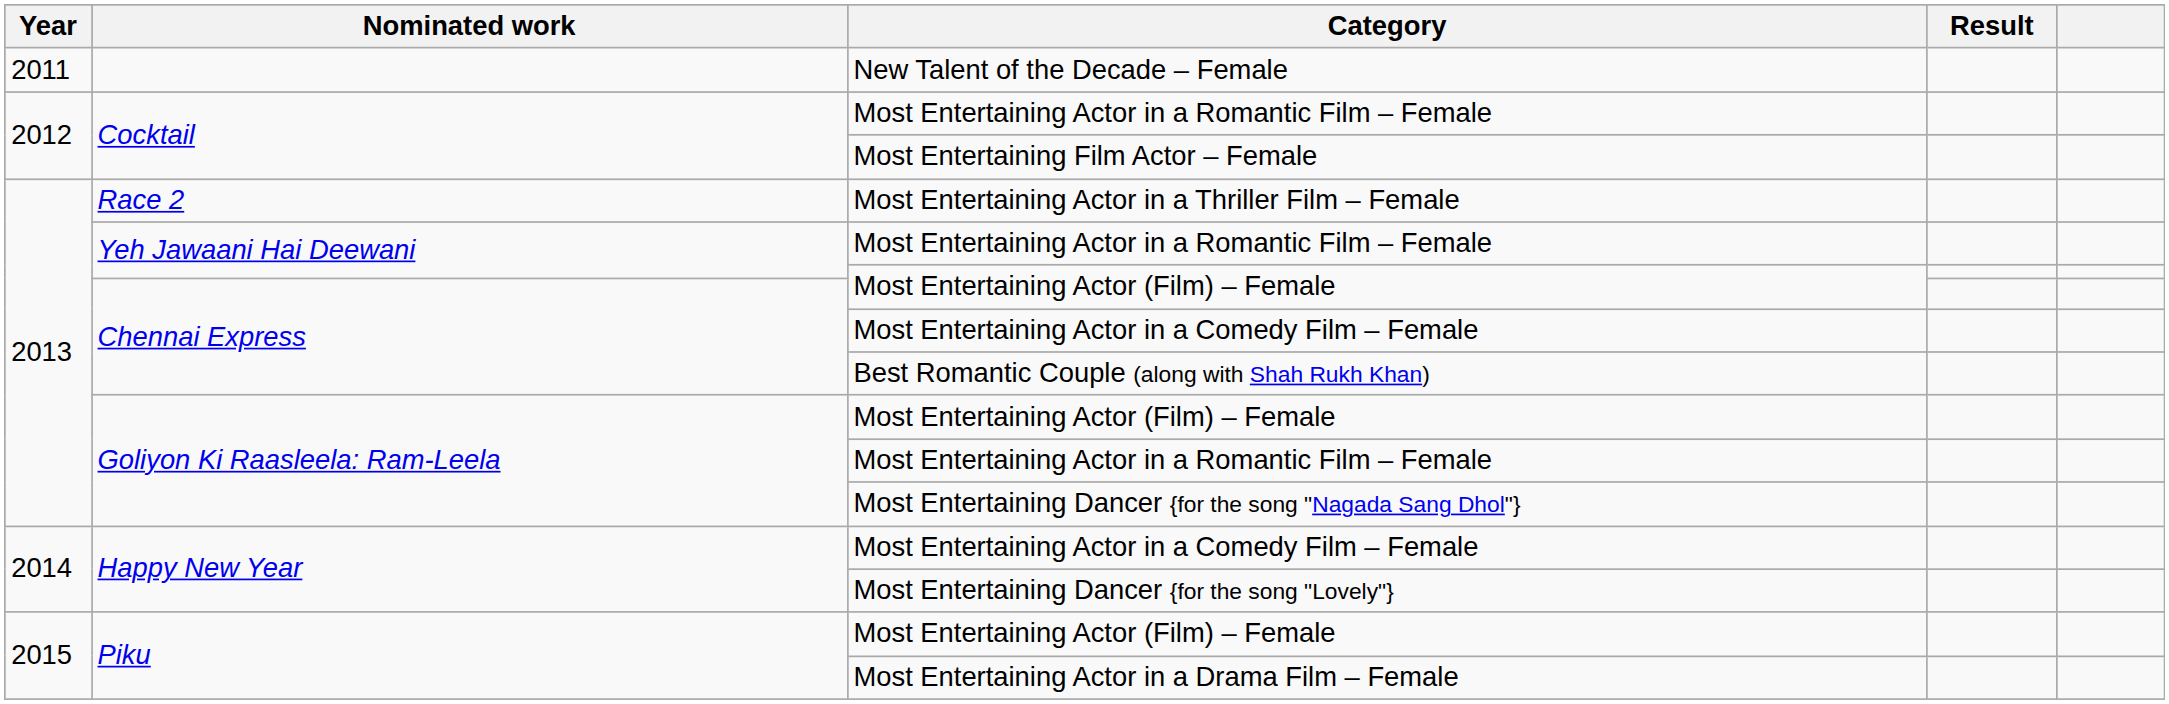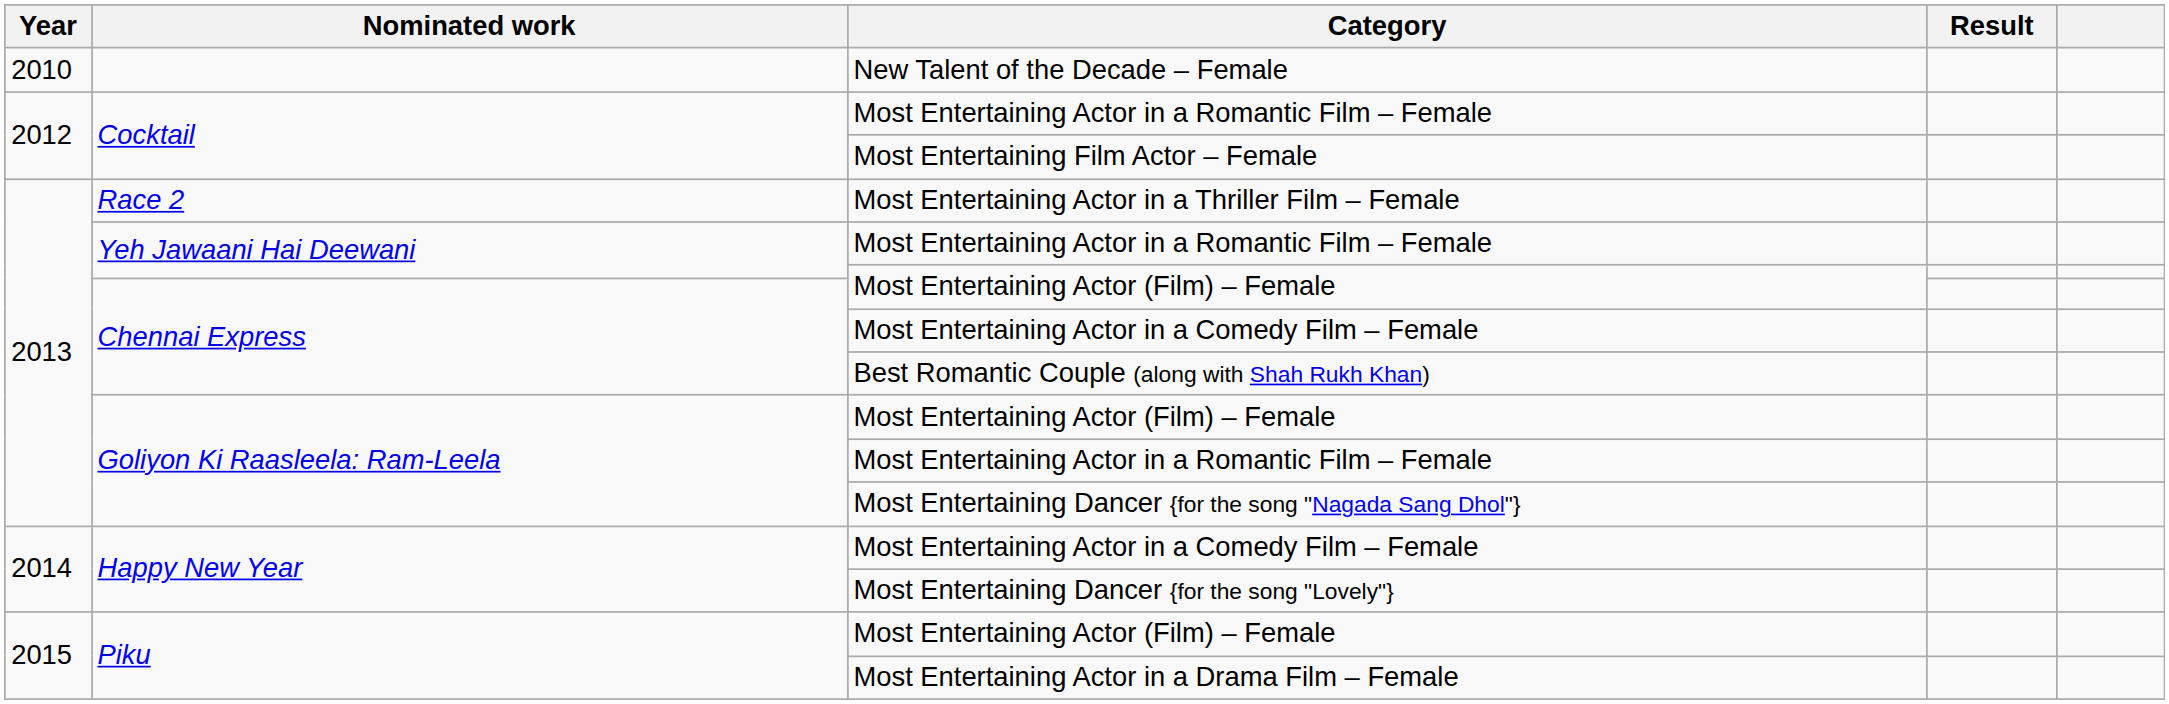(41, 69) 2011 -> (42, 69) 2010
